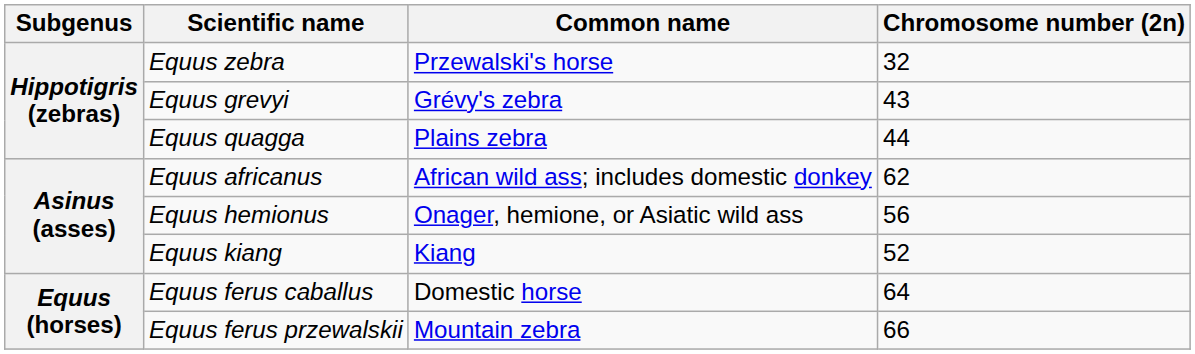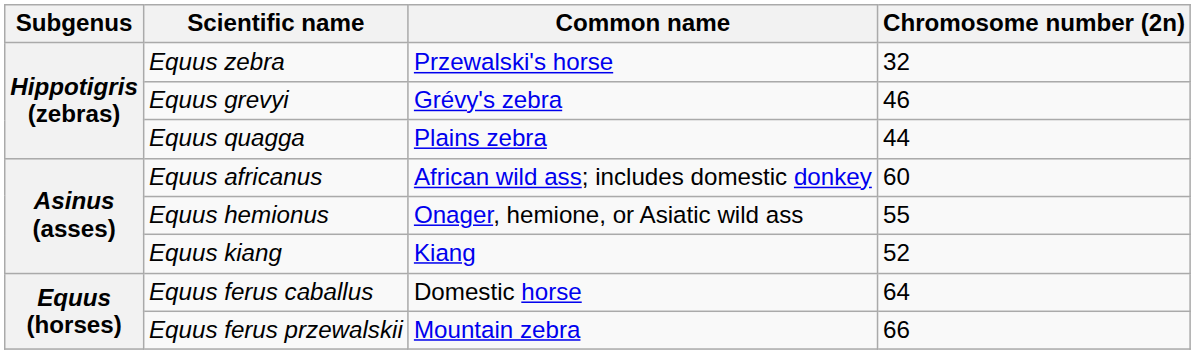(896, 100) 43 -> (896, 100) 46
(896, 176) 62 -> (896, 176) 60
(896, 215) 56 -> (896, 215) 55
